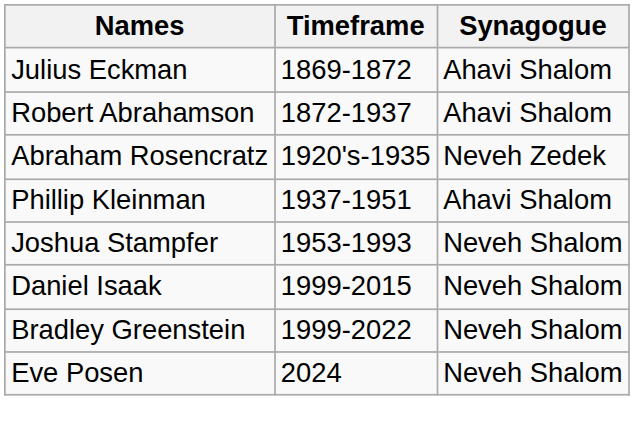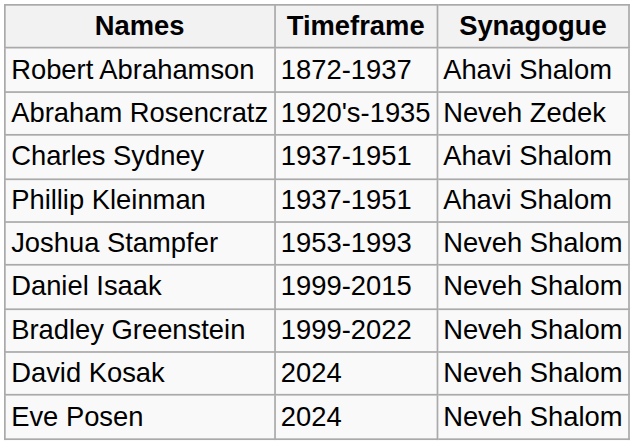- row: (99, 69)
+ row: (108, 156)
+ row: (88, 373)
